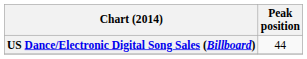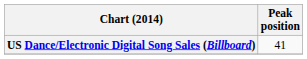(280, 44) 44 -> (280, 44) 41
